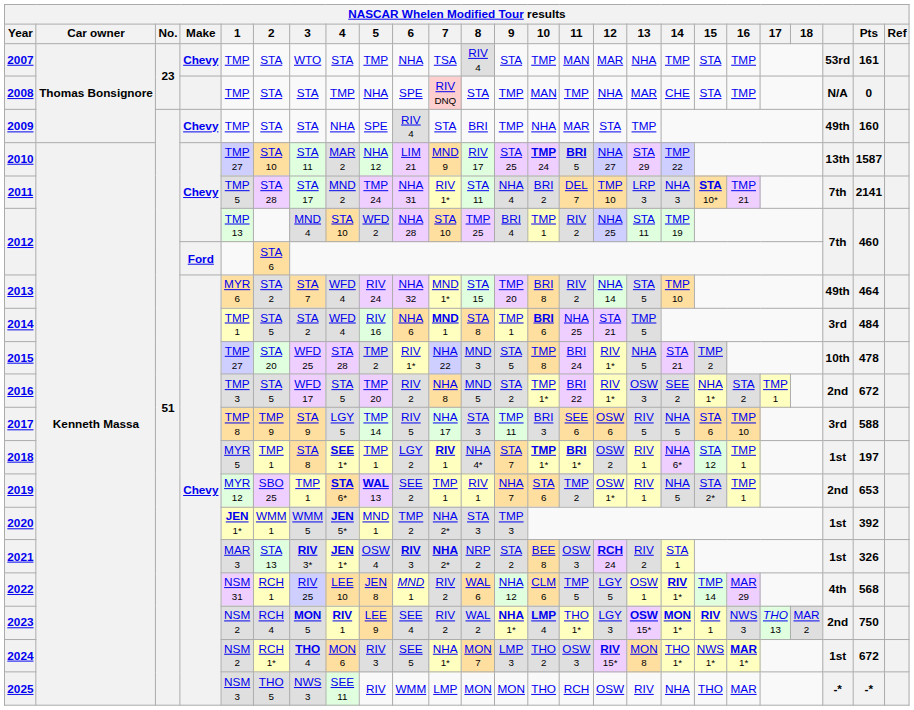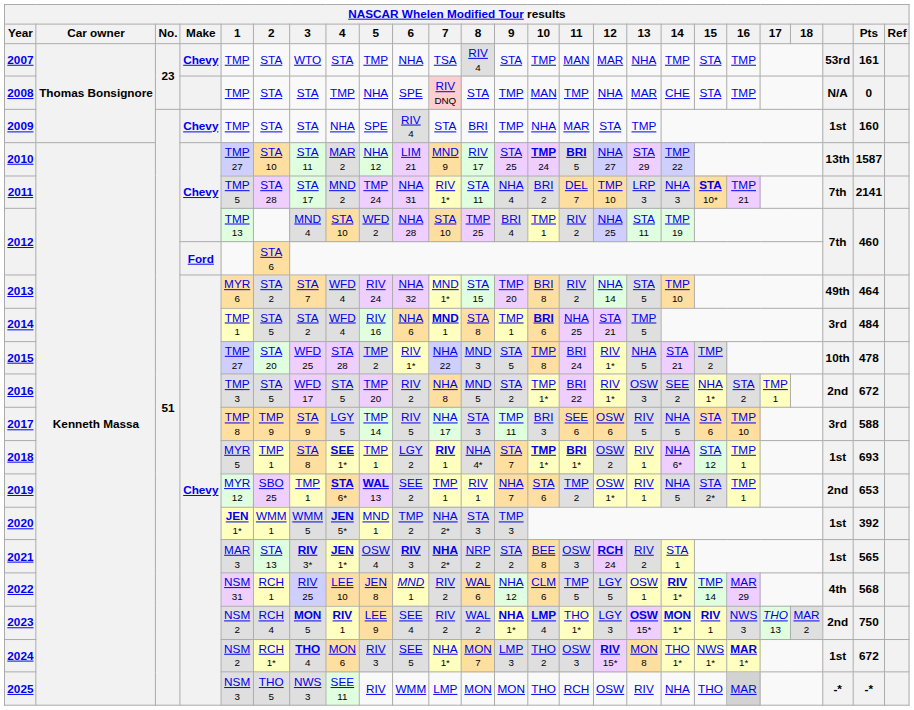(838, 126) 49th -> (838, 126) 1st
(869, 457) 197 -> (869, 457) 693
(869, 556) 326 -> (869, 556) 565
(744, 689) no background -> (744, 689) lightgrey background
